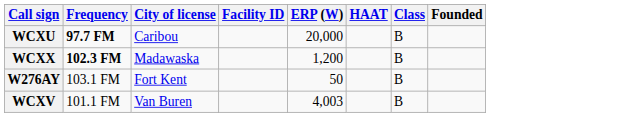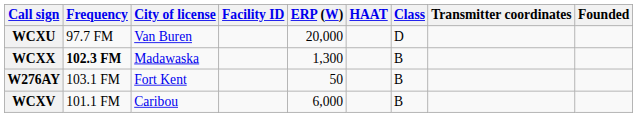+ column: (501, 15)
(90, 36) bold -> (90, 36) normal
(156, 36) Caribou -> (163, 36) Van Buren
(399, 36) B -> (399, 36) D
(328, 58) 1,200 -> (328, 58) 1,300
(163, 101) Van Buren -> (156, 101) Caribou
(328, 101) 4,003 -> (328, 101) 6,000
